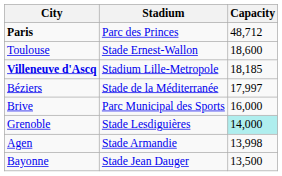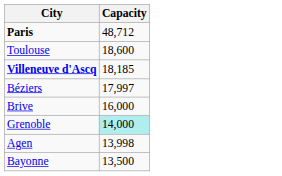- column: (163, 13)
